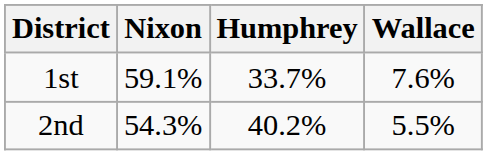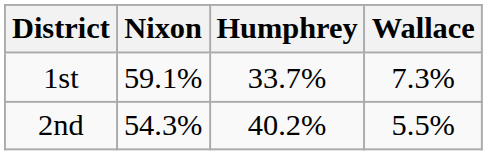(423, 76) 7.6% -> (423, 76) 7.3%
